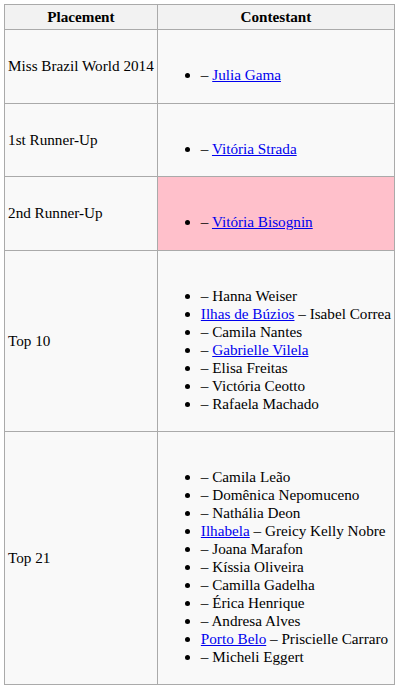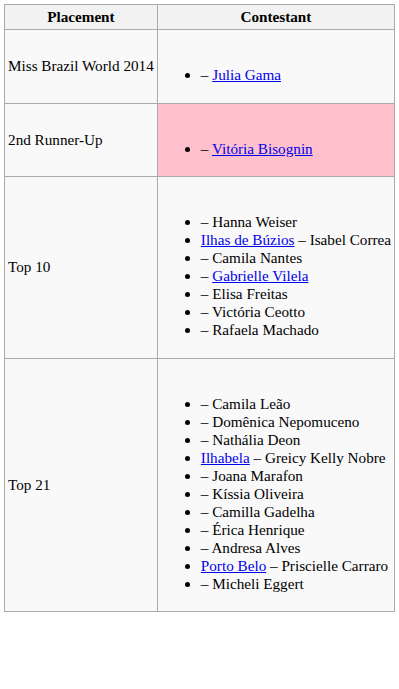- row: (53, 139)
